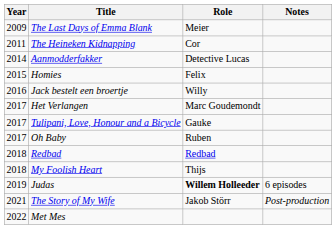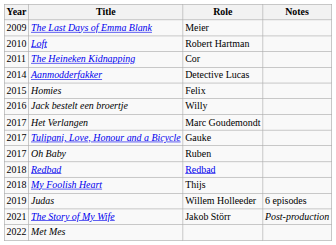+ row: (39, 43)
(222, 185) bold -> (221, 201) normal
